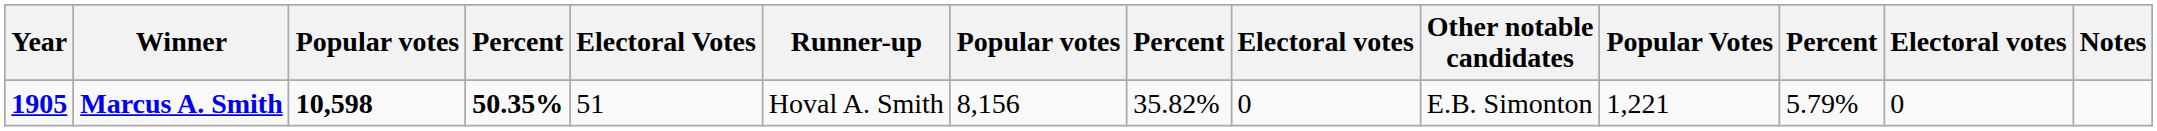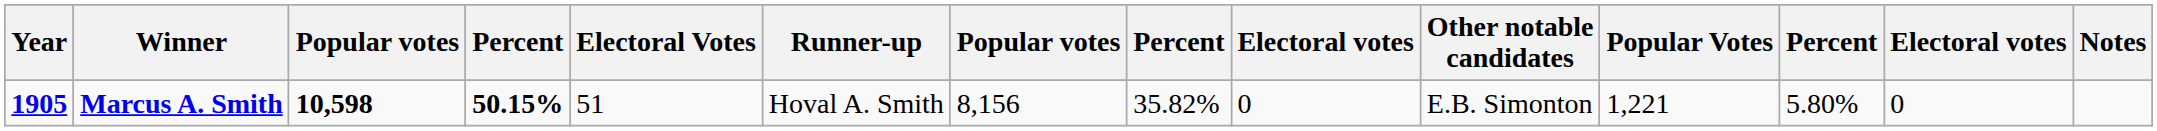(518, 102) 50.35% -> (518, 102) 50.15%
(1822, 102) 5.79% -> (1822, 102) 5.80%
